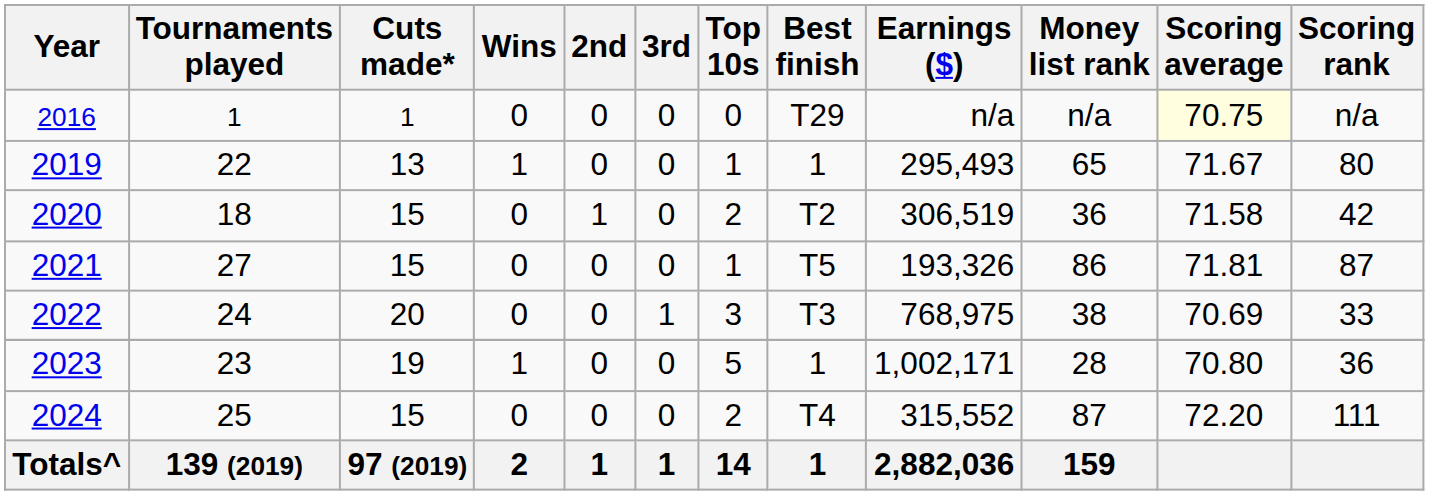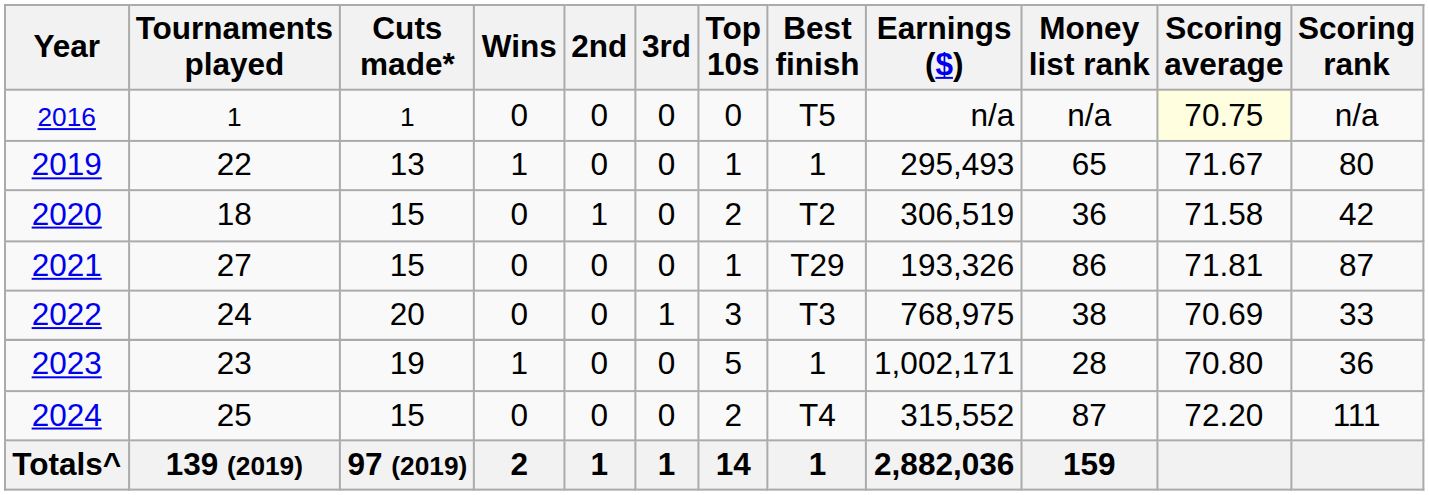(818, 114) T29 -> (818, 114) T5
(818, 264) T5 -> (818, 264) T29
